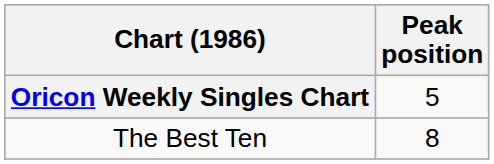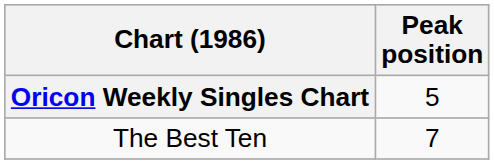(432, 138) 8 -> (432, 138) 7
